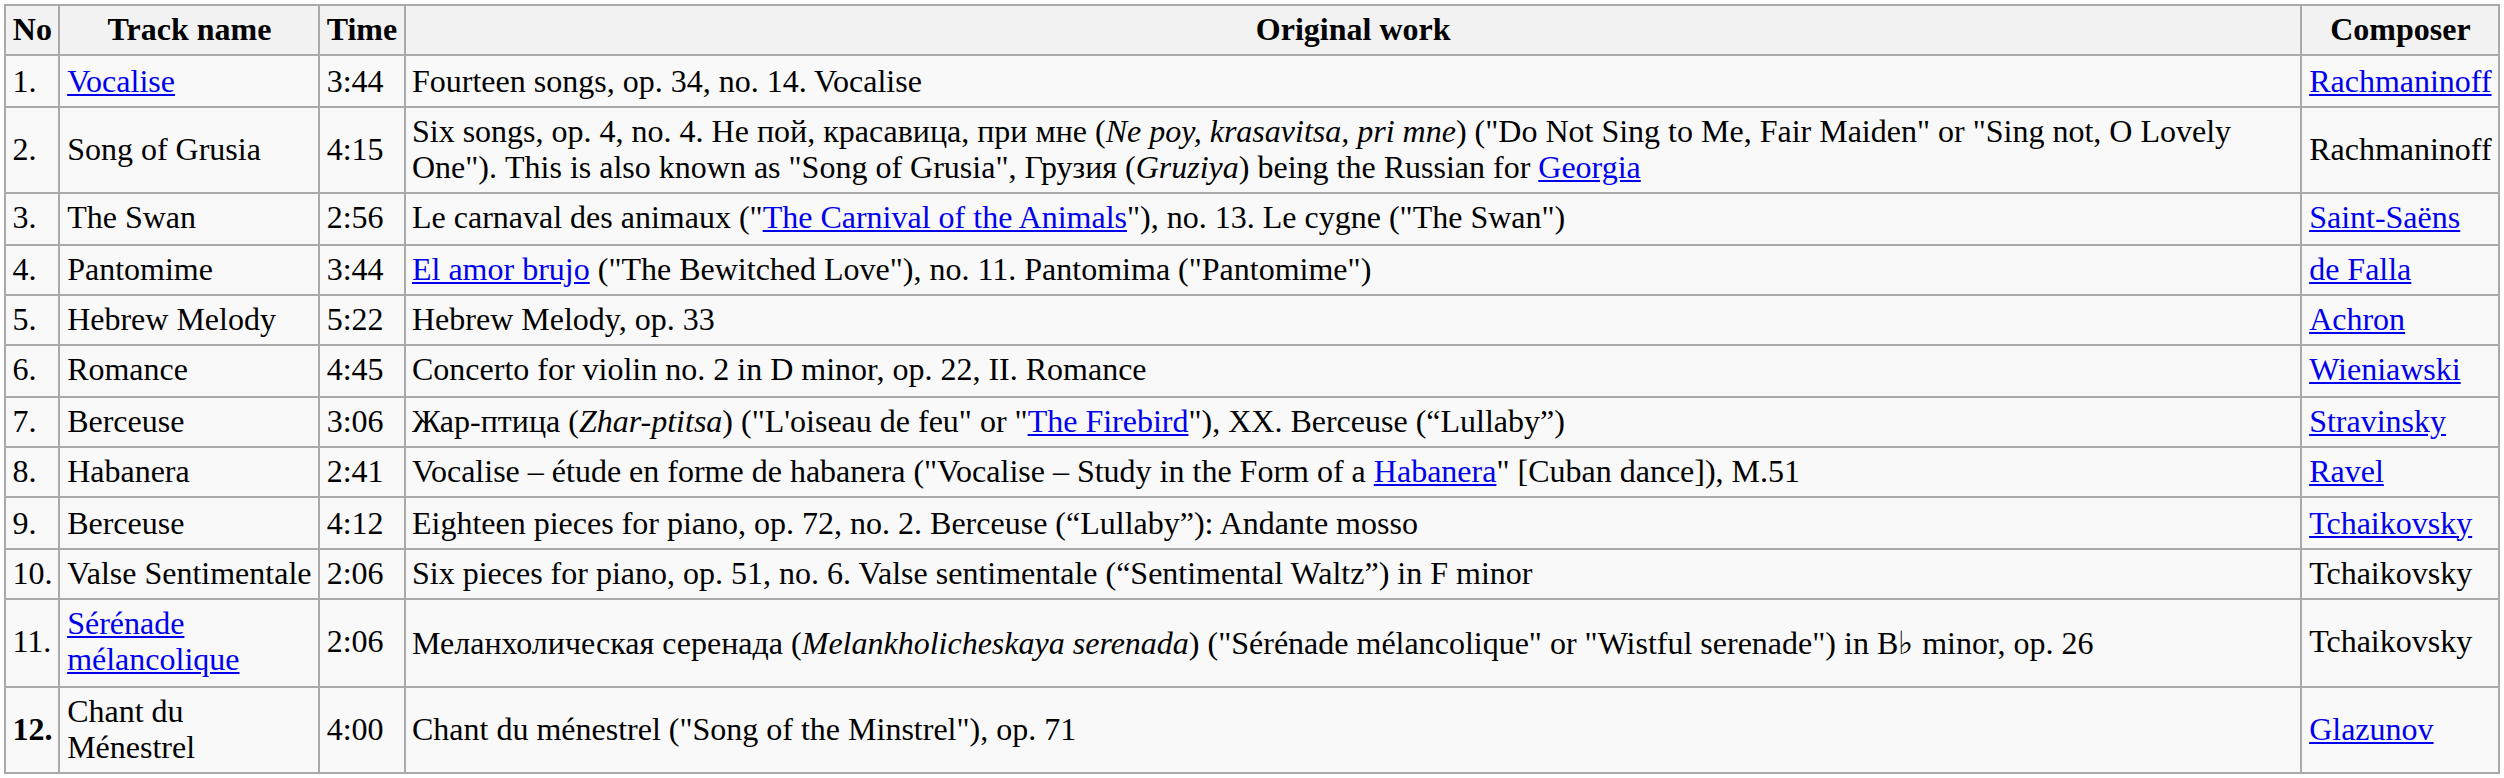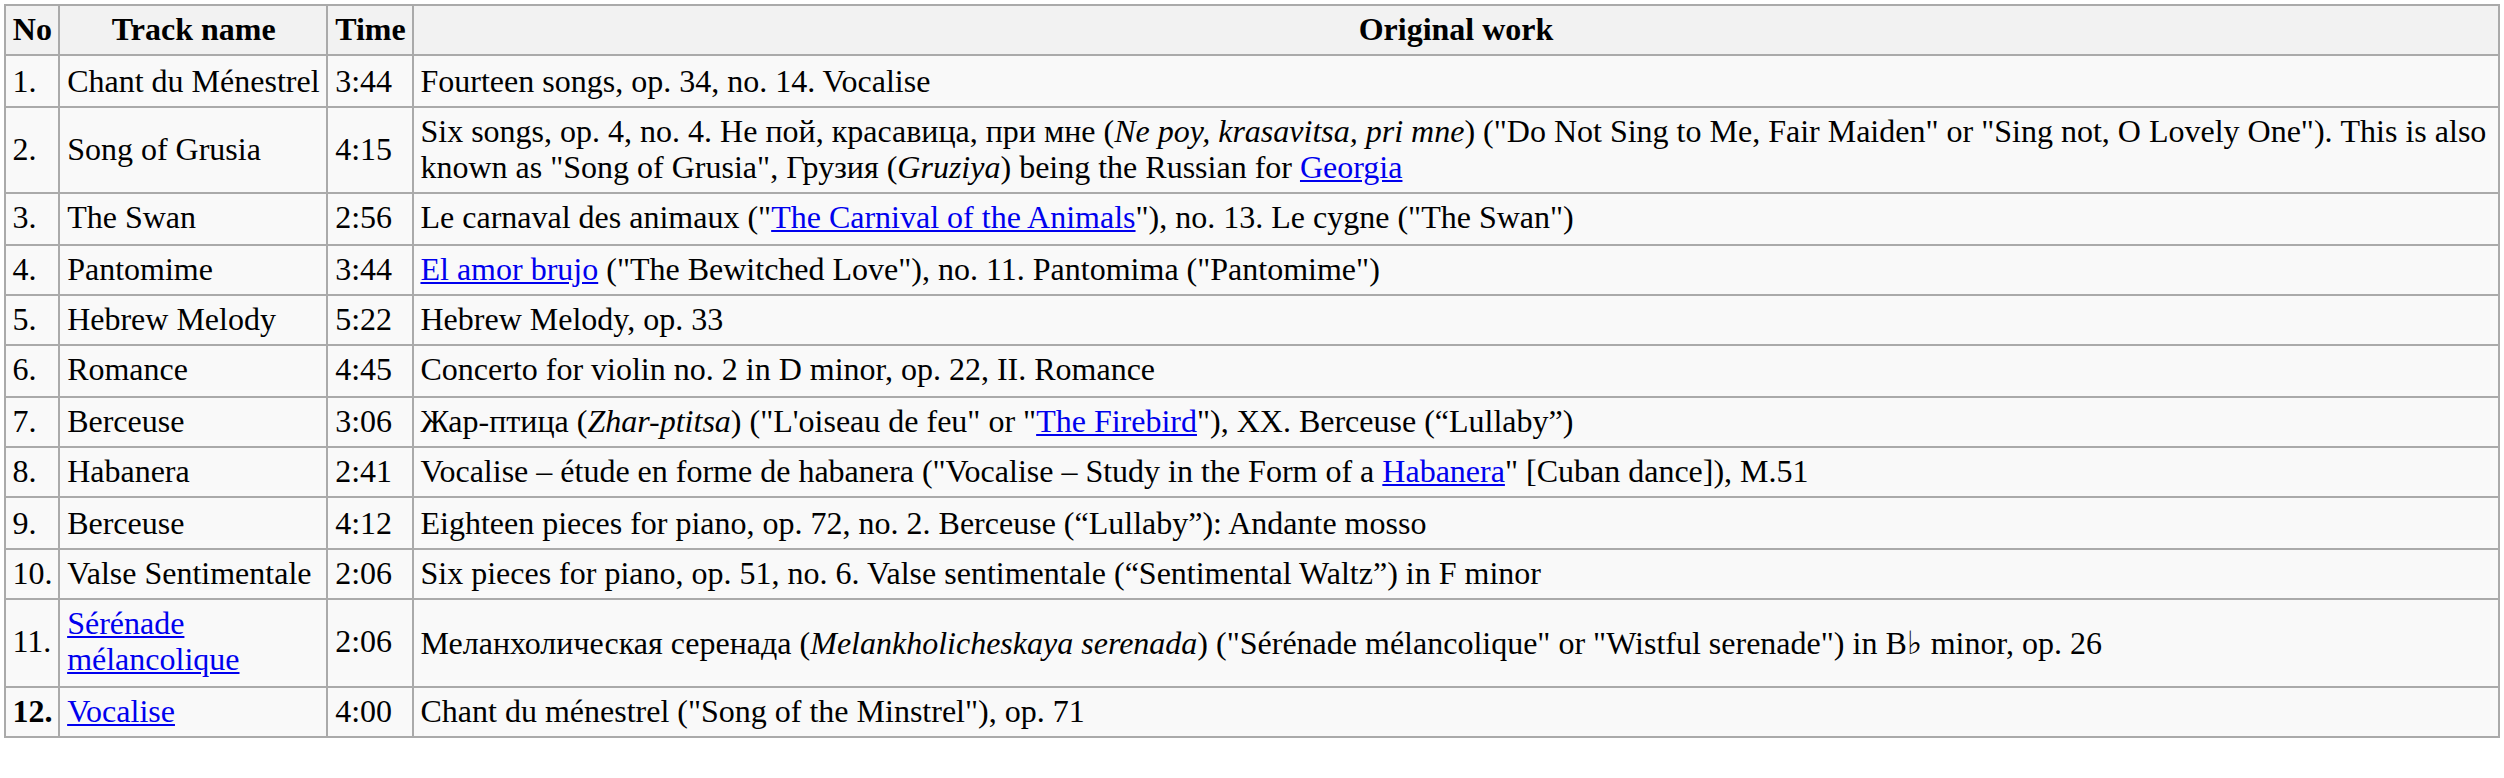- column: (2400, 29)
(121, 80) Vocalise -> (193, 80) Chant du Ménestrel
(131, 728) Chant du Ménestrel -> (121, 710) Vocalise
